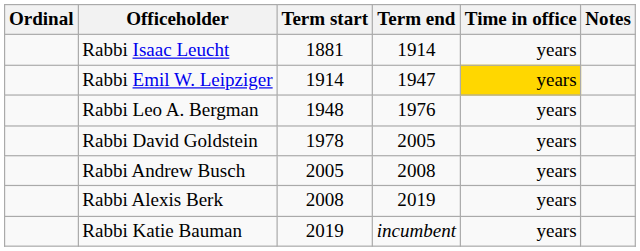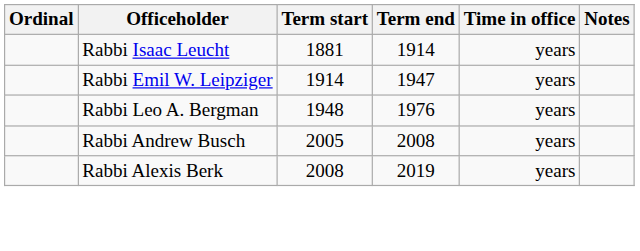(557, 79) gold background -> (555, 79) no background
- row: (170, 140)
- row: (162, 230)
